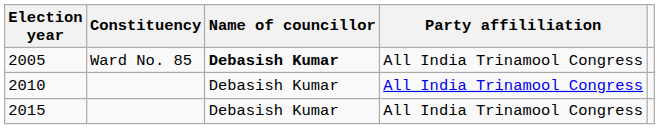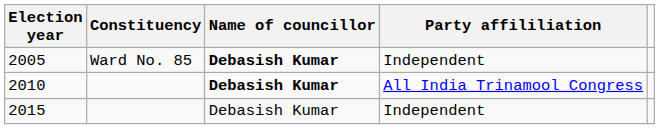(513, 60) All India Trinamool Congress -> (434, 60) Independent
(274, 85) normal -> (274, 85) bold
(513, 111) All India Trinamool Congress -> (434, 111) Independent
